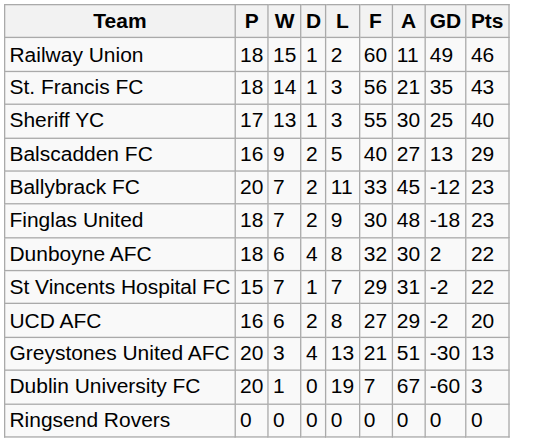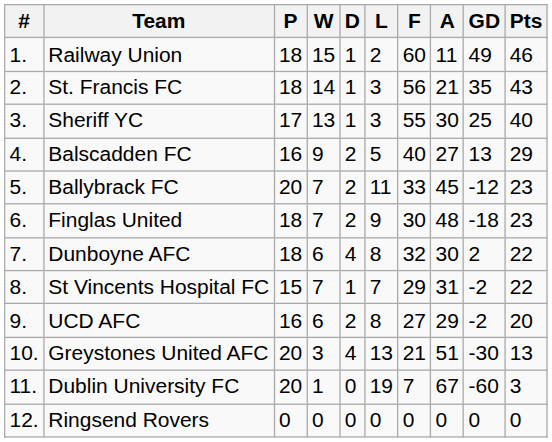+ column: (24, 21)
